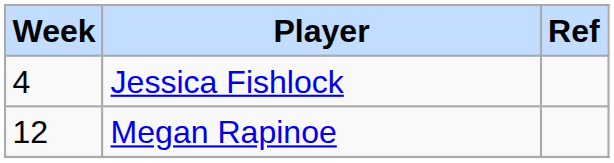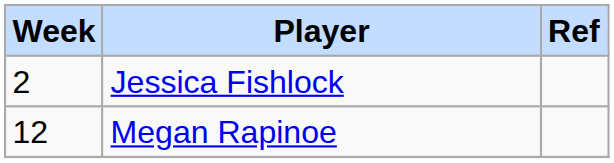(21, 81) 4 -> (21, 81) 2
